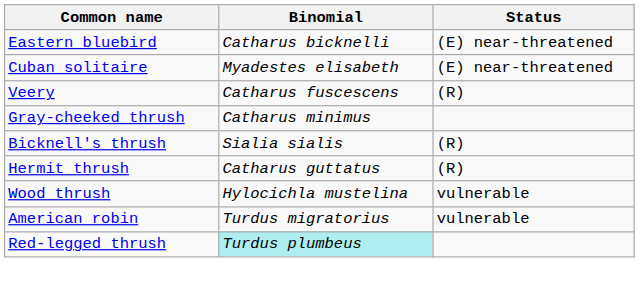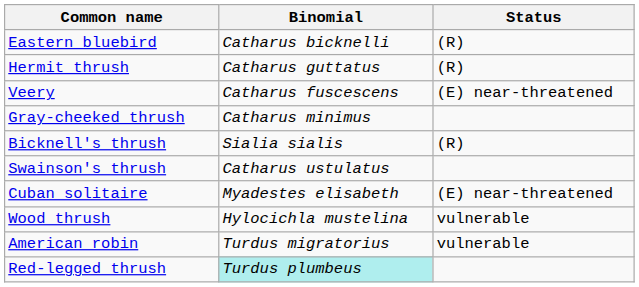(525, 42) (E) near-threatened -> (451, 42) (R)
rows swapped: (78, 68) <-> (69, 168)
(451, 93) (R) -> (525, 93) (E) near-threatened
+ row: (87, 168)
